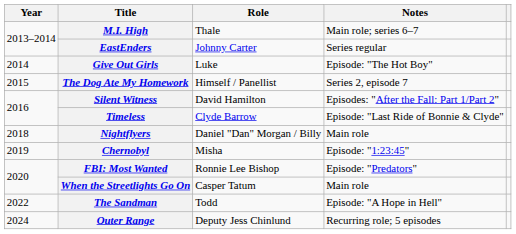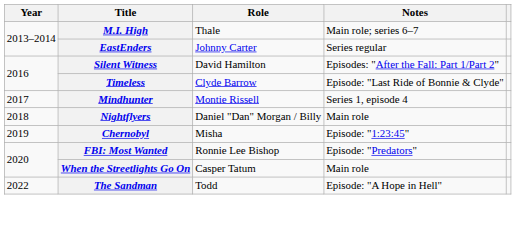- row: (126, 64)
- row: (126, 82)
+ row: (126, 99)
- row: (126, 220)
